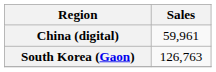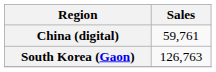(181, 35) 59,961 -> (181, 35) 59,761
